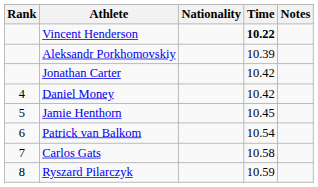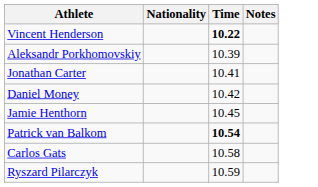- column: (22, 14)
(261, 73) 10.42 -> (226, 73) 10.41
(261, 133) normal -> (226, 133) bold
